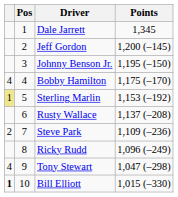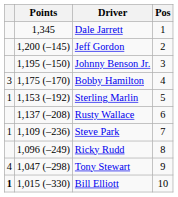columns swapped: (24, 13) <-> (144, 13)
(9, 81) 4 -> (9, 81) 3
(9, 98) khaki background -> (9, 98) no background
(9, 132) 2 -> (9, 132) 1
